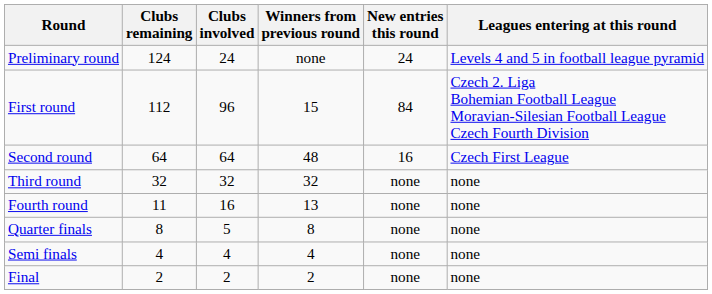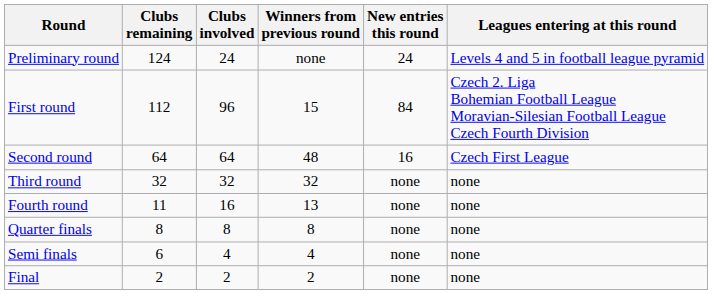(227, 229) 5 -> (227, 229) 8
(159, 253) 4 -> (159, 253) 6
